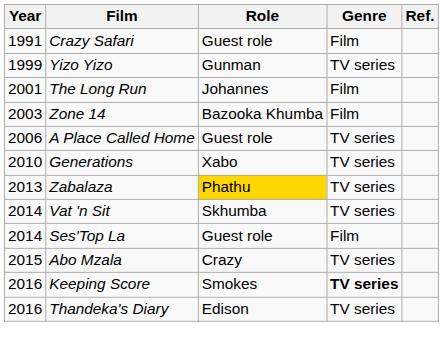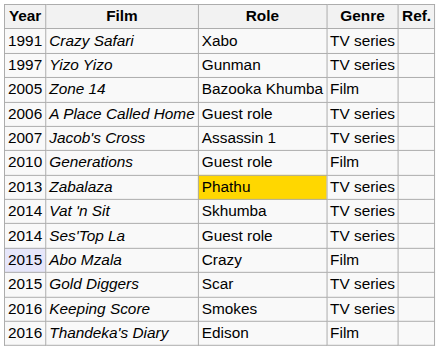(237, 41) Guest role -> (220, 41) Xabo
(345, 41) Film -> (363, 41) TV series
(25, 65) 1999 -> (25, 65) 1997
- row: (98, 89)
(25, 114) 2003 -> (25, 89) 2005
+ row: (97, 138)
(220, 162) Xabo -> (237, 162) Guest role
(363, 162) TV series -> (345, 162) Film
(345, 235) Film -> (363, 235) TV series
(25, 260) no background -> (25, 260) lavender background
(363, 260) TV series -> (345, 260) Film
+ row: (94, 284)
(364, 284) bold -> (363, 308) normal
(363, 308) TV series -> (345, 333) Film
